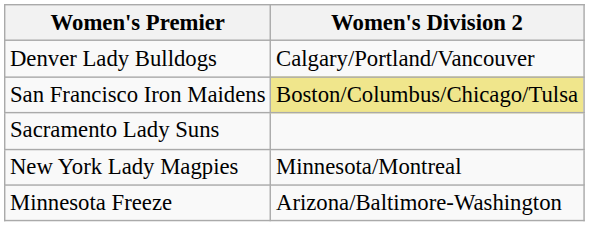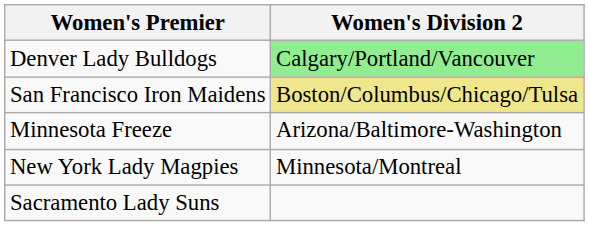(405, 58) no background -> (405, 58) lightgreen background
rows swapped: (91, 202) <-> (115, 130)
